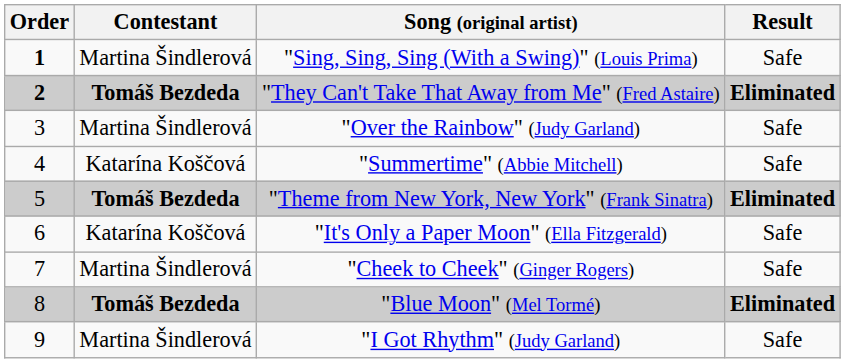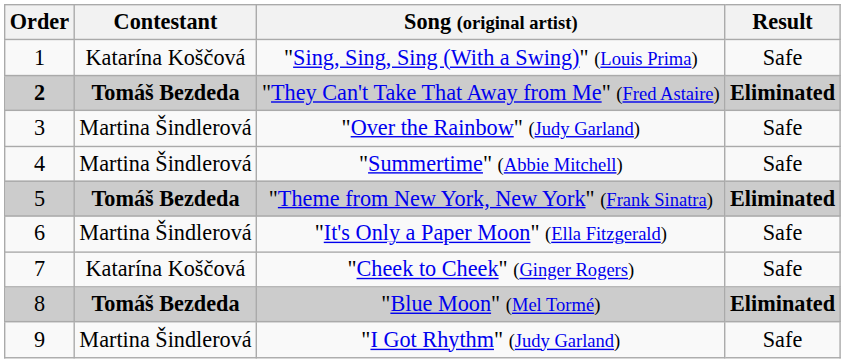(39, 57) bold -> (39, 57) normal
(166, 57) Martina Šindlerová -> (166, 57) Katarína Koščová
(166, 163) Katarína Koščová -> (166, 163) Martina Šindlerová
(166, 233) Katarína Koščová -> (166, 233) Martina Šindlerová
(166, 269) Martina Šindlerová -> (166, 269) Katarína Koščová
